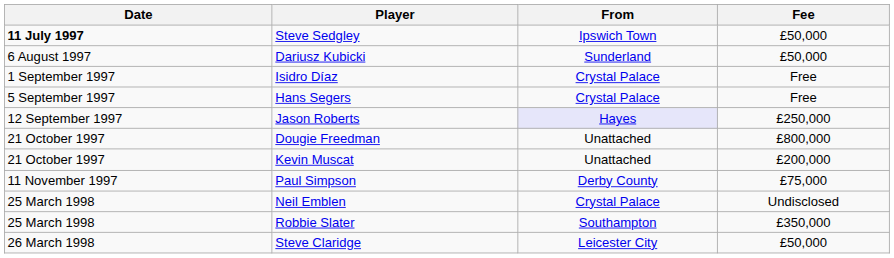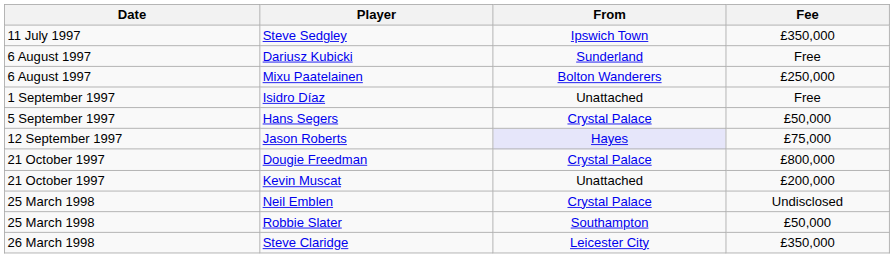(46, 36) bold -> (44, 36) normal
(803, 36) £50,000 -> (807, 36) £350,000
(803, 56) £50,000 -> (807, 56) Free
+ row: (313, 77)
(618, 77) Crystal Palace -> (610, 98) Unattached
(803, 98) Free -> (807, 118) £50,000
(803, 118) £250,000 -> (807, 139) £75,000
(618, 139) Unattached -> (610, 160) Crystal Palace
- row: (316, 181)
(803, 222) £350,000 -> (807, 222) £50,000
(803, 243) £50,000 -> (807, 243) £350,000
